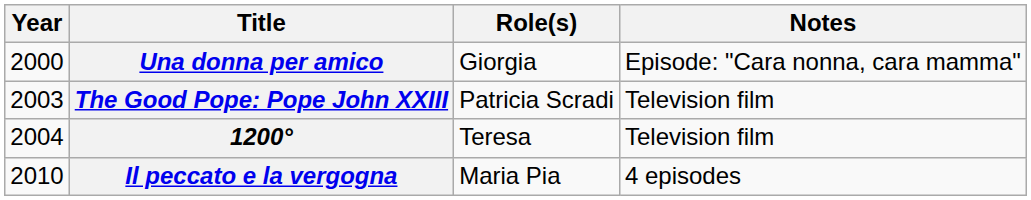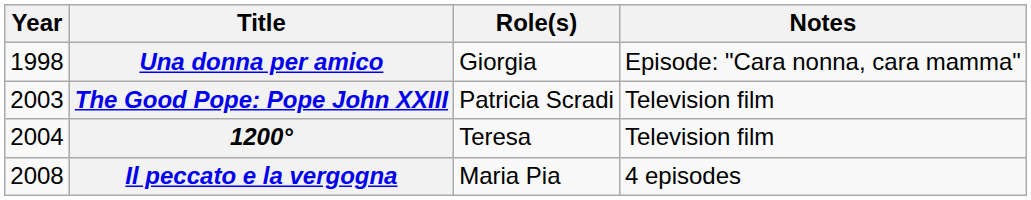(37, 61) 2000 -> (37, 61) 1998
(37, 175) 2010 -> (37, 175) 2008
